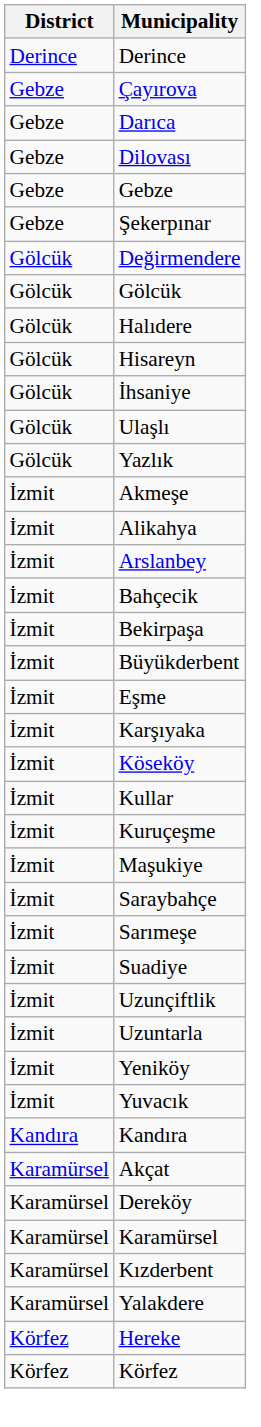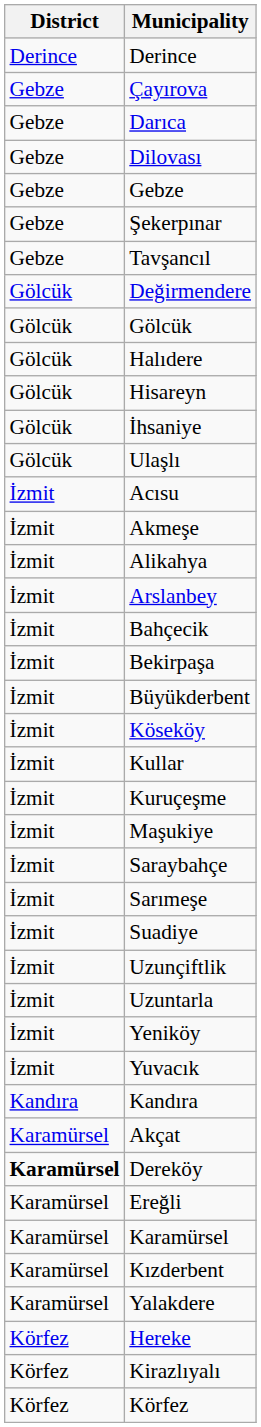+ row: (170, 257)
- row: (146, 460)
+ row: (154, 493)
- row: (142, 696)
- row: (162, 730)
(59, 1202) normal -> (65, 1168) bold
+ row: (155, 1202)
+ row: (175, 1371)
